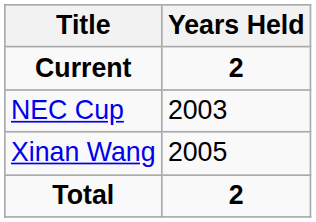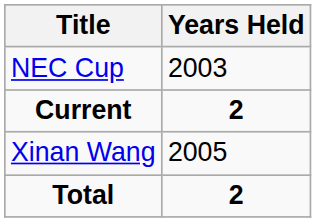rows swapped: (83, 68) <-> (67, 110)
